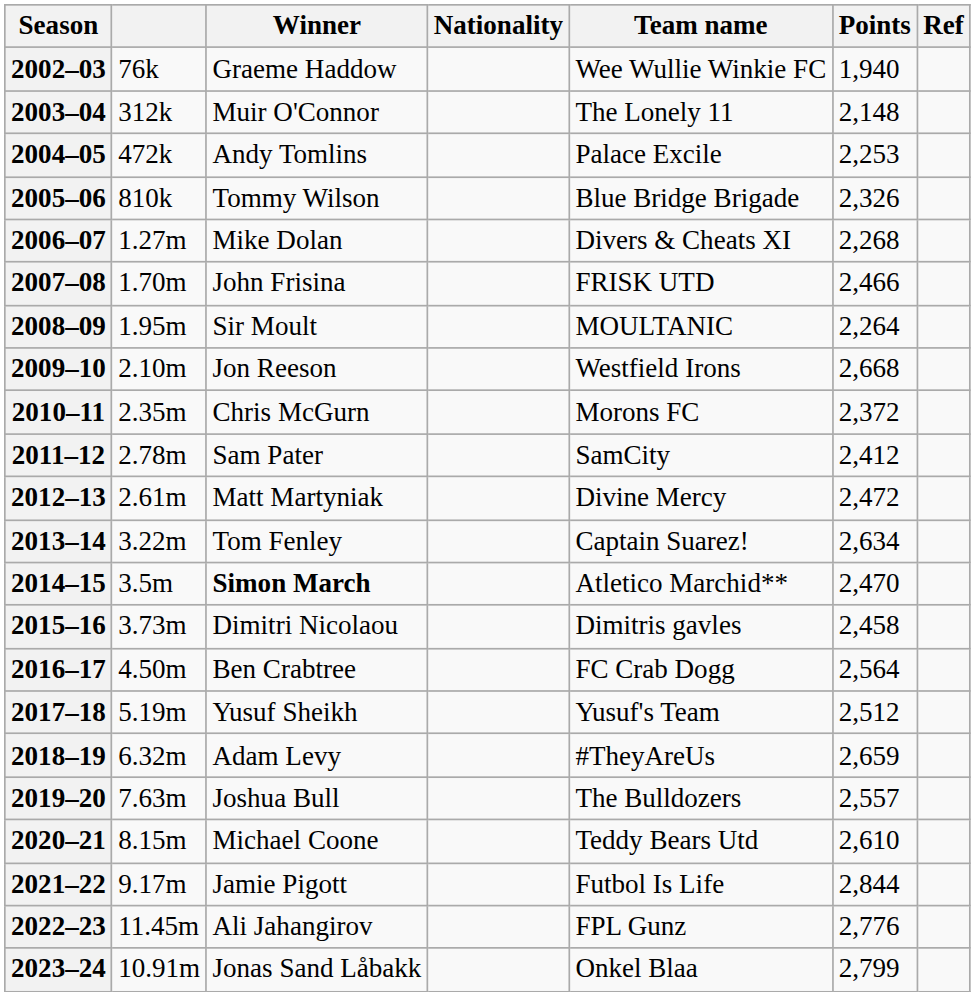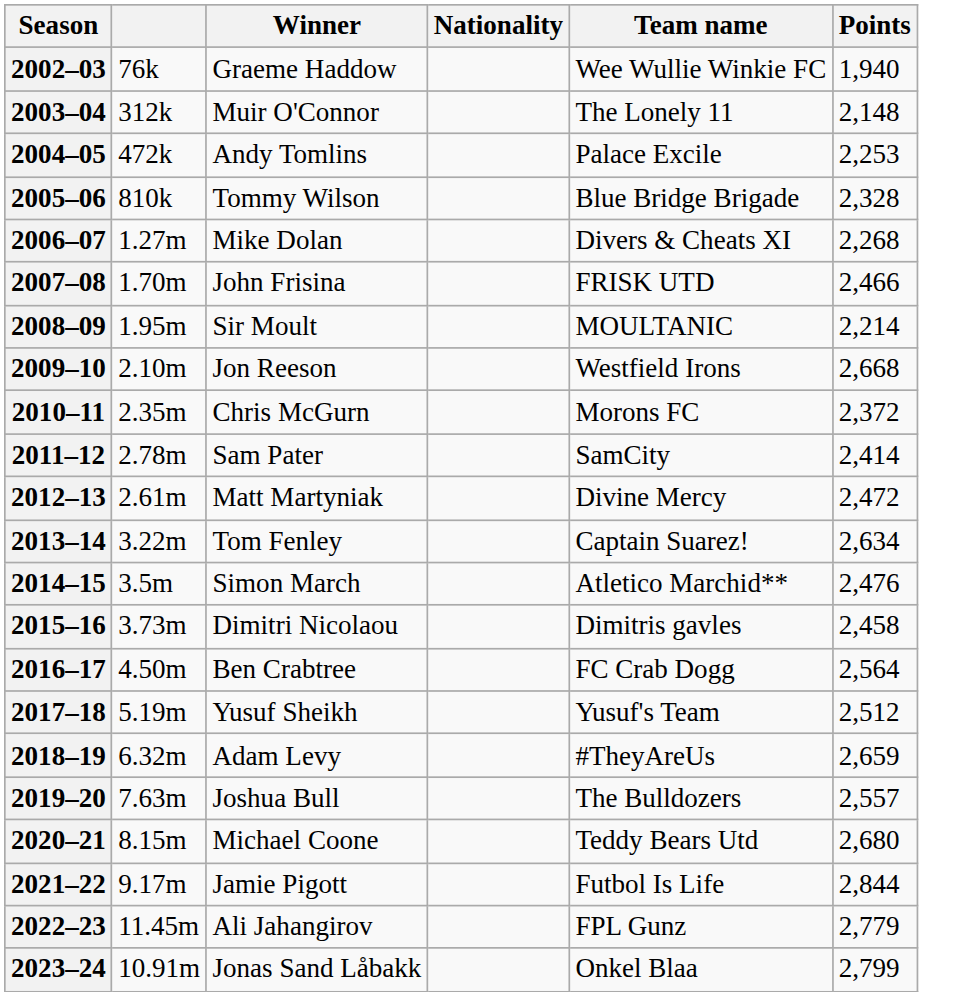- column: (943, 25)
(869, 197) 2,326 -> (869, 197) 2,328
(869, 326) 2,264 -> (869, 326) 2,214
(869, 454) 2,412 -> (869, 454) 2,414
(292, 583) bold -> (287, 583) normal
(869, 583) 2,470 -> (869, 583) 2,476
(869, 840) 2,610 -> (869, 840) 2,680
(869, 926) 2,776 -> (869, 926) 2,779
